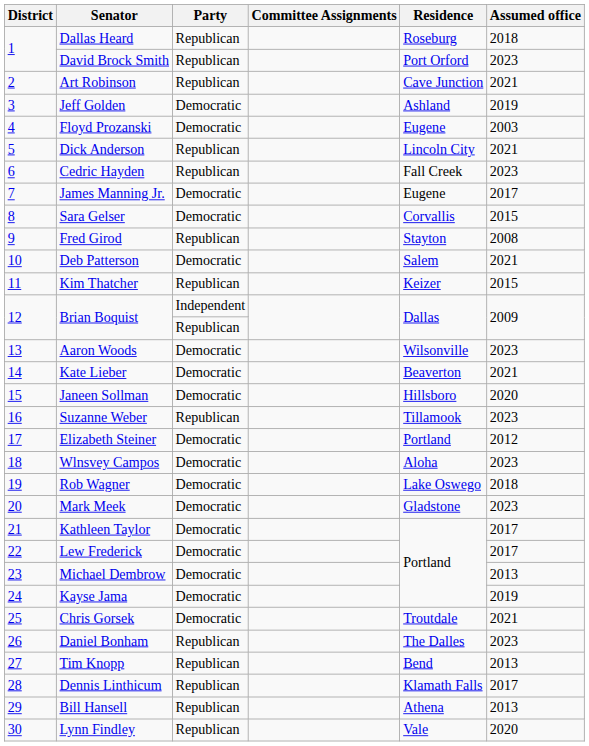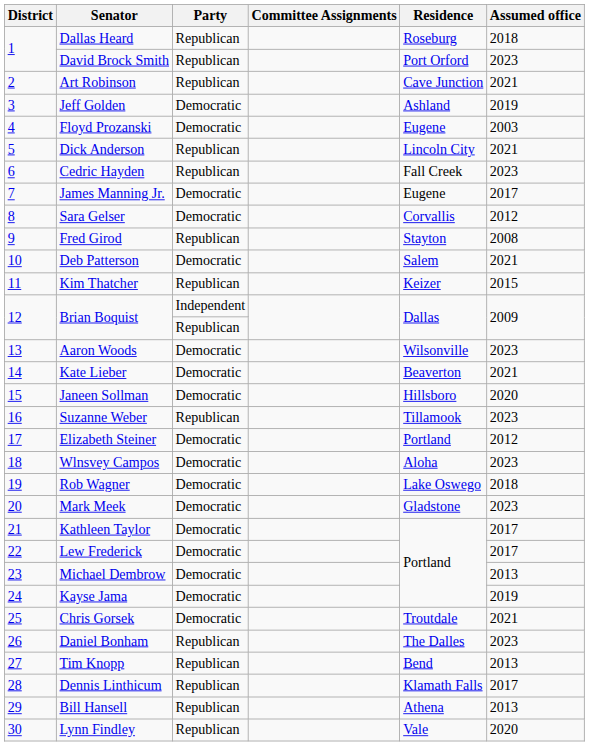(504, 216) 2015 -> (504, 216) 2012
